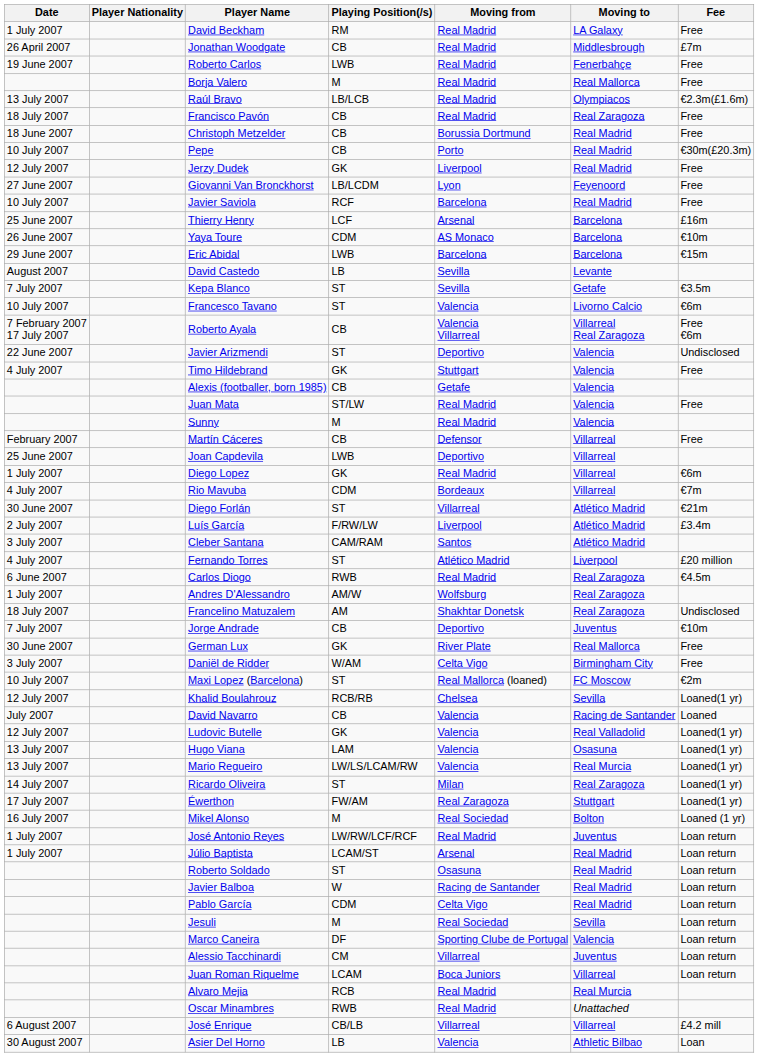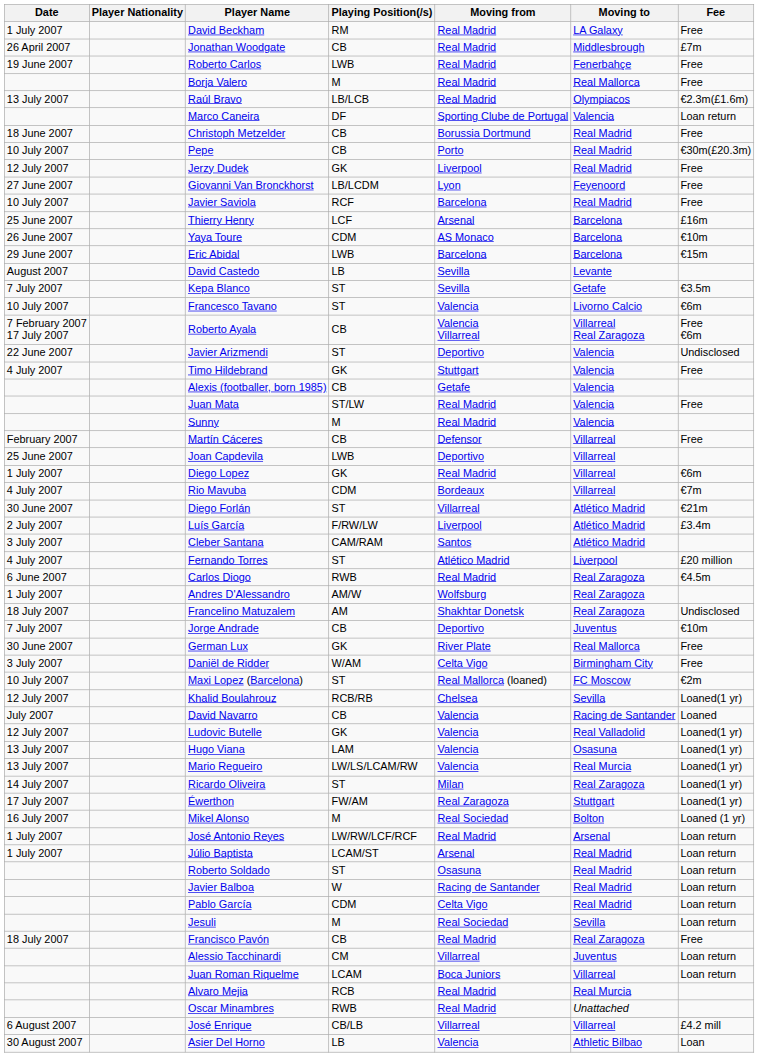rows swapped: (229, 116) <-> (224, 939)
(595, 836) Juventus -> (592, 836) Arsenal
